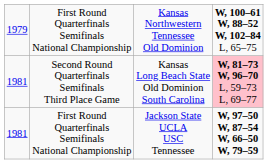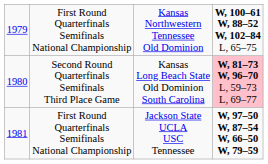(17, 81) 1981 -> (17, 81) 1980
